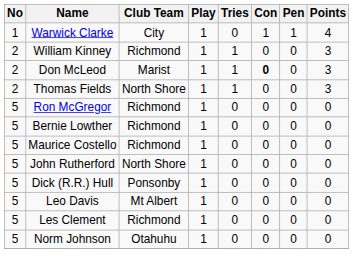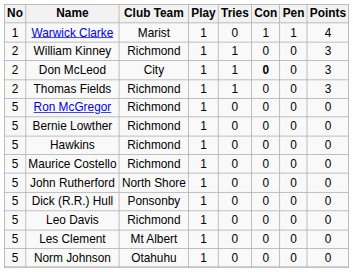(154, 32) City -> (154, 32) Marist
(154, 70) Marist -> (154, 70) City
(154, 88) North Shore -> (154, 88) Richmond
+ row: (72, 145)
(154, 201) Mt Albert -> (154, 220) Richmond
(154, 220) Richmond -> (154, 239) Mt Albert
